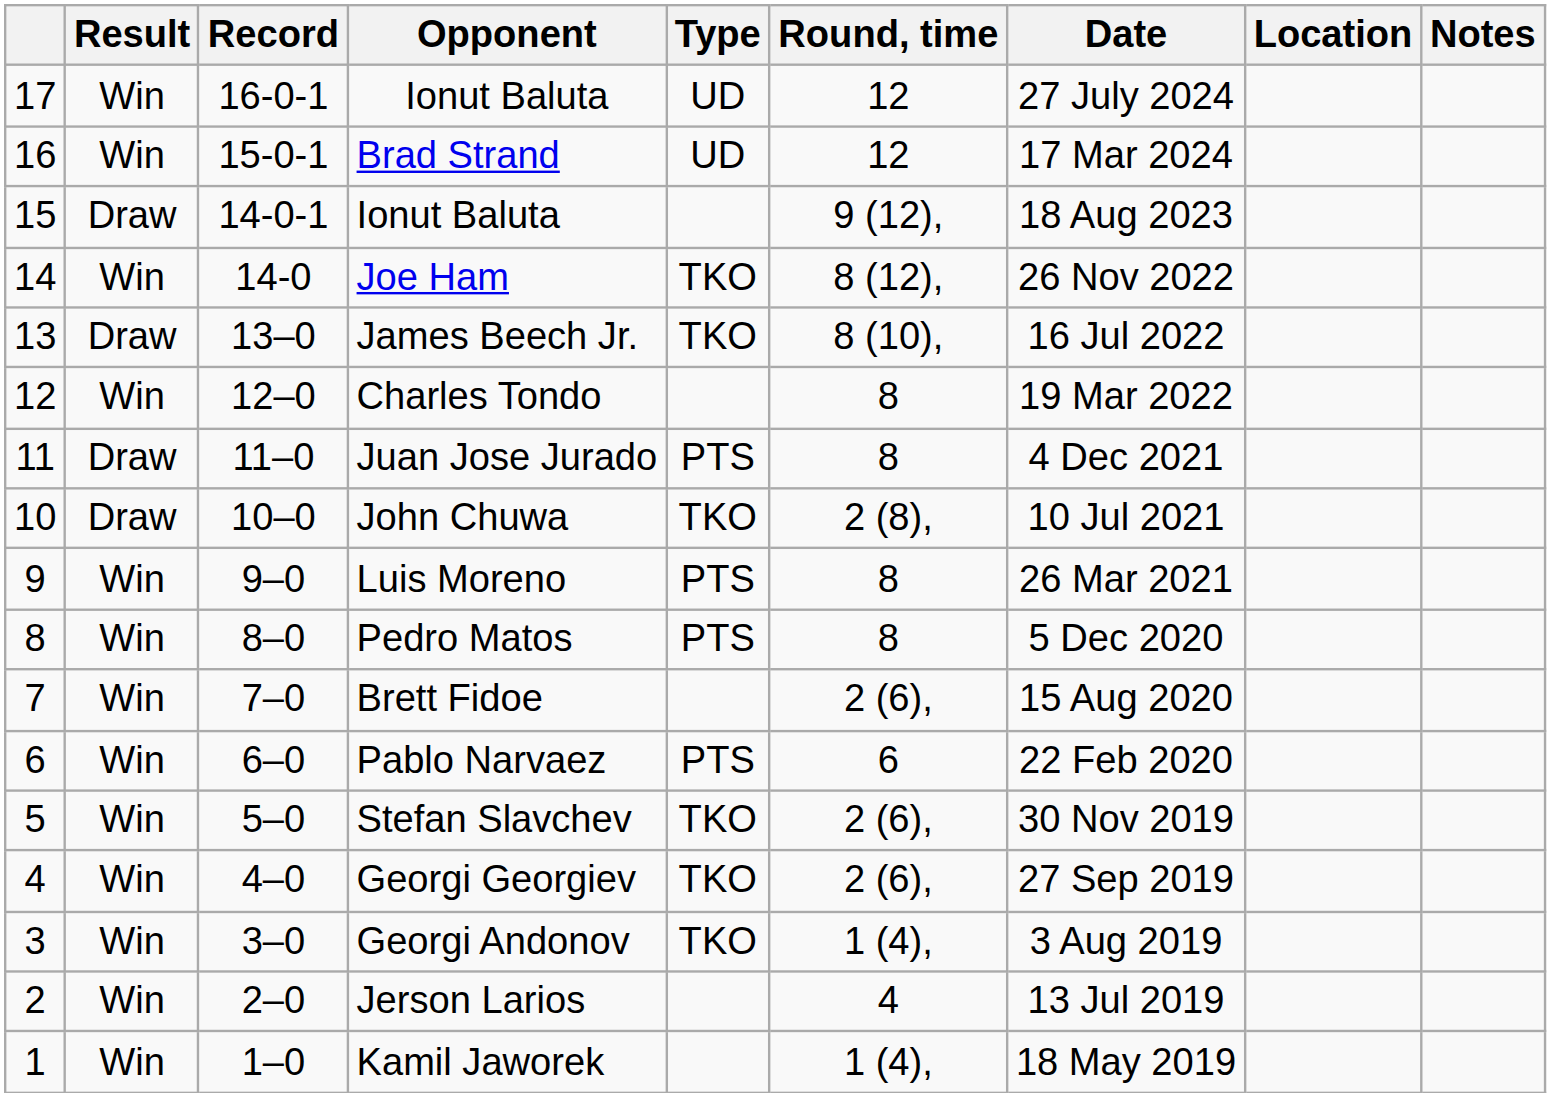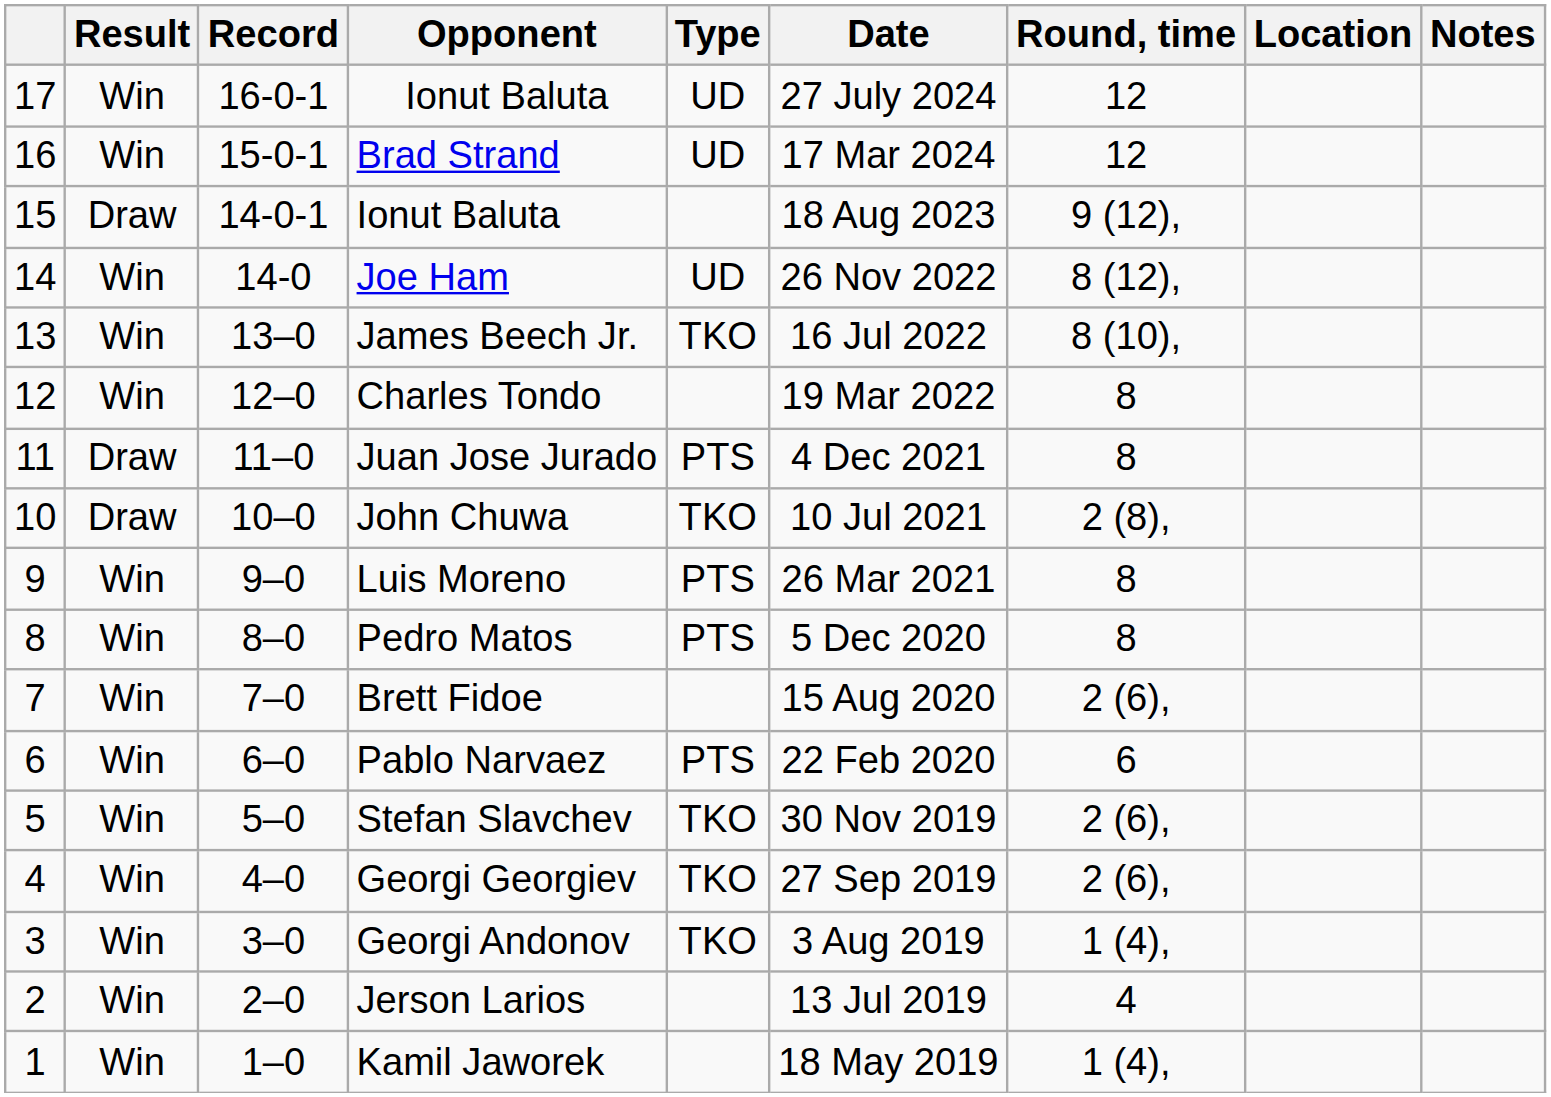columns swapped: (888, 34) <-> (1126, 34)
(718, 276) TKO -> (718, 276) UD
(132, 336) Draw -> (132, 336) Win
